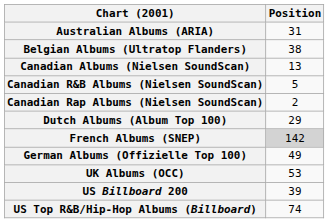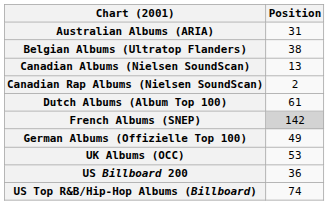- row: (135, 85)
(295, 120) 29 -> (295, 102) 61
(295, 191) 39 -> (295, 173) 36
